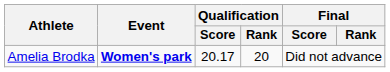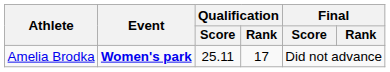(218, 57) 20.17 -> (218, 57) 25.11
(261, 57) 20 -> (261, 57) 17
